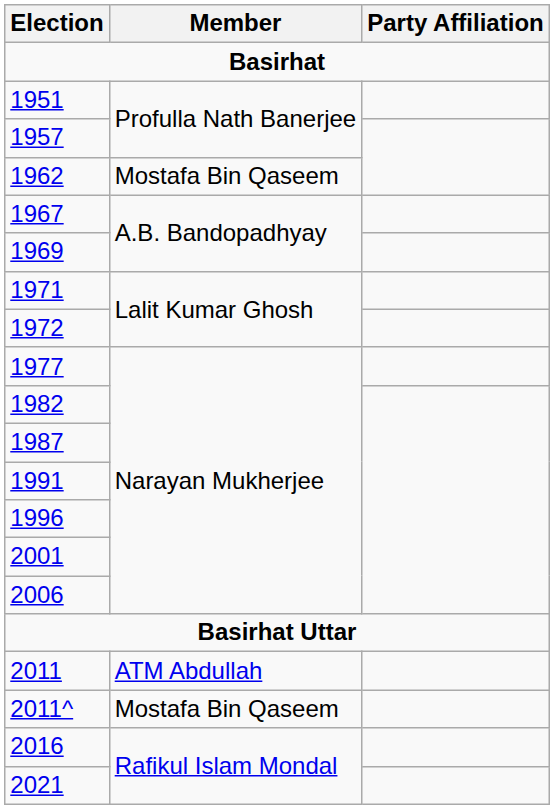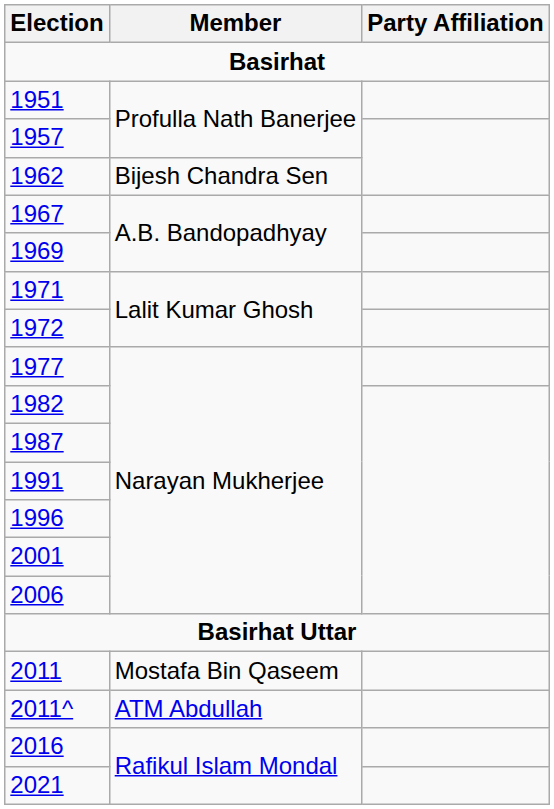(227, 175) Mostafa Bin Qaseem -> (221, 175) Bijesh Chandra Sen
(189, 670) ATM Abdullah -> (227, 670) Mostafa Bin Qaseem
(227, 708) Mostafa Bin Qaseem -> (189, 708) ATM Abdullah
